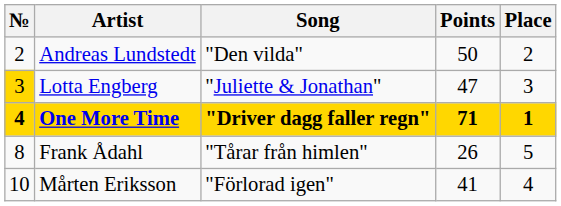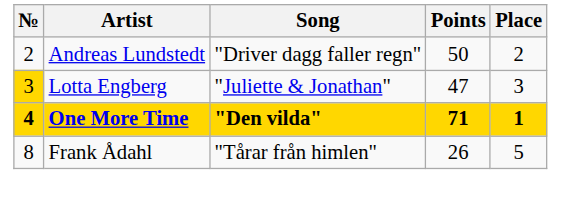(254, 53) "Den vilda" -> (318, 53) "Driver dagg faller regn"
(318, 119) "Driver dagg faller regn" -> (268, 119) "Den vilda"
- row: (108, 184)
